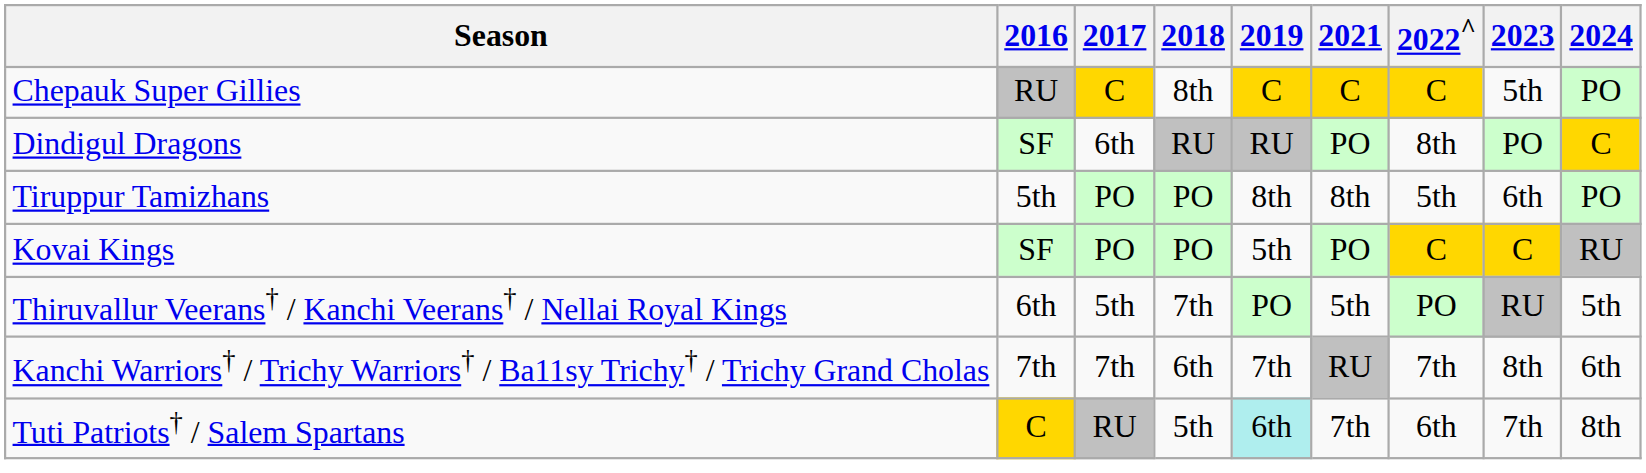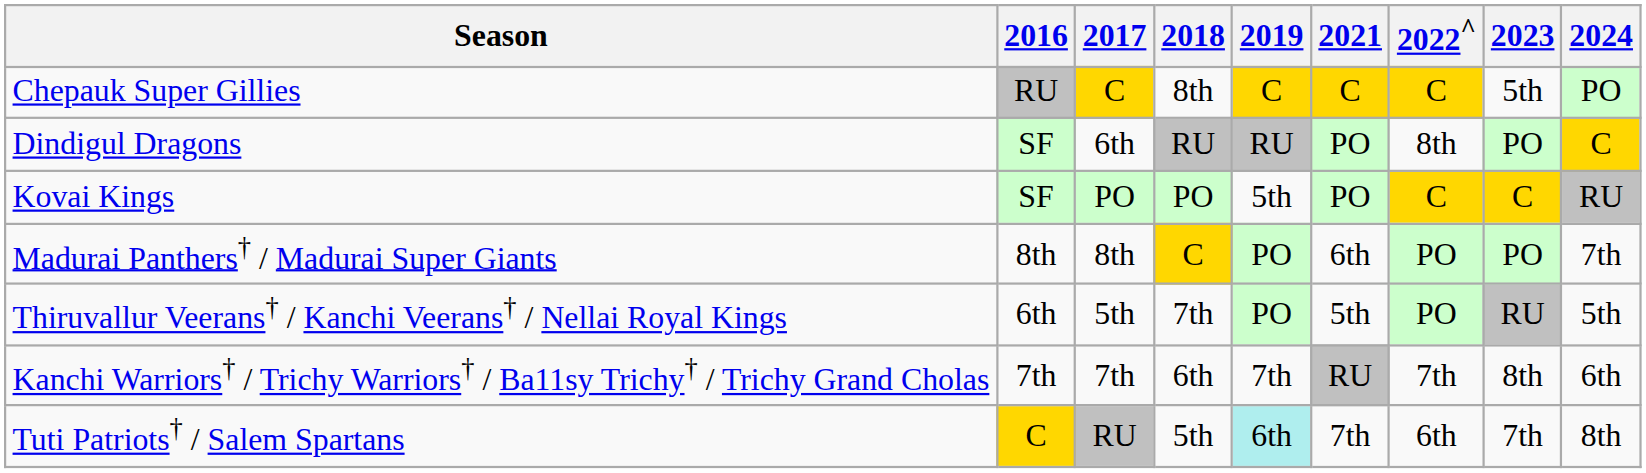- row: (141, 196)
+ row: (285, 253)
